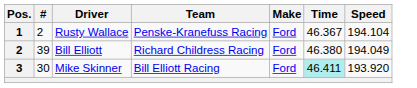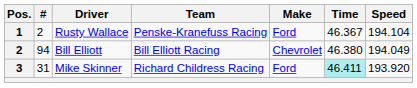(43, 50) 39 -> (43, 50) 94
(199, 50) Richard Childress Racing -> (177, 50) Bill Elliott Racing
(284, 50) Ford -> (297, 50) Chevrolet
(43, 69) 30 -> (43, 69) 31
(177, 69) Bill Elliott Racing -> (199, 69) Richard Childress Racing
